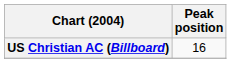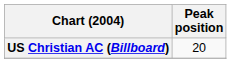(199, 48) 16 -> (199, 48) 20
